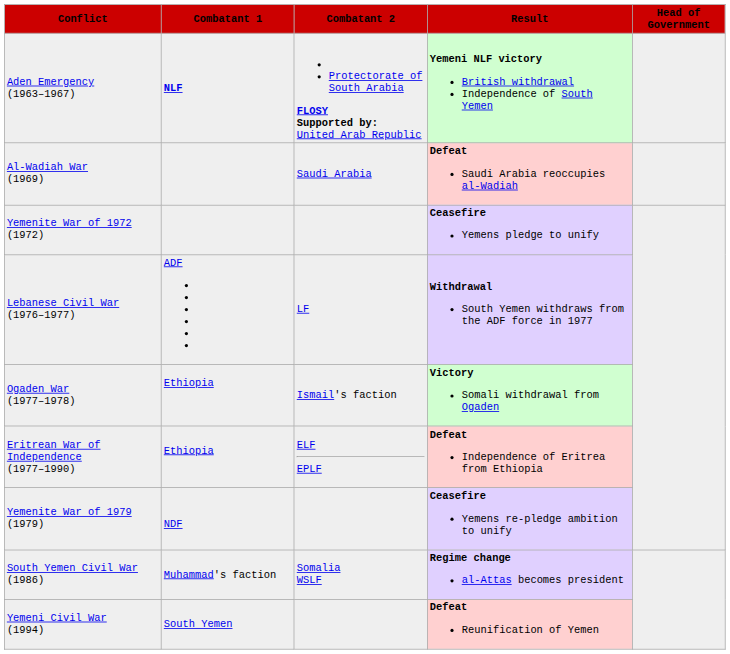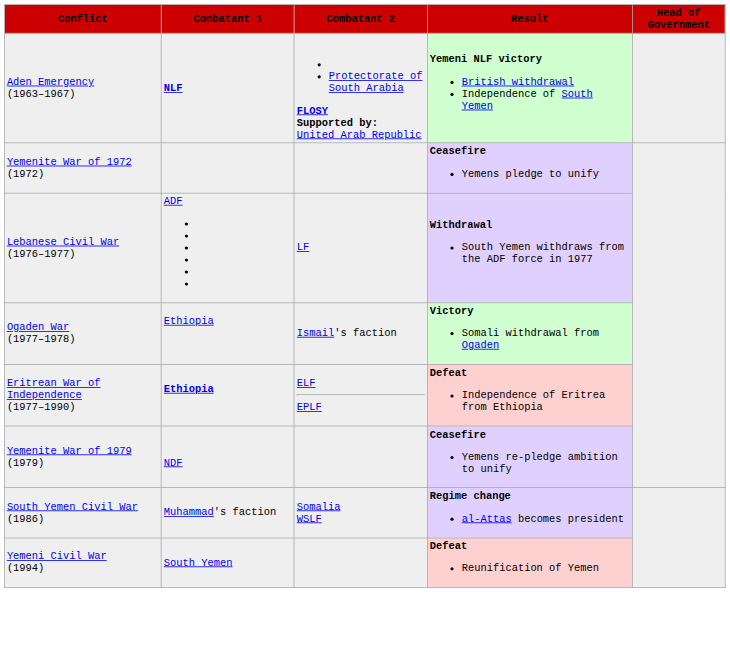- row: (47, 174)
(189, 451) normal -> (189, 389) bold
